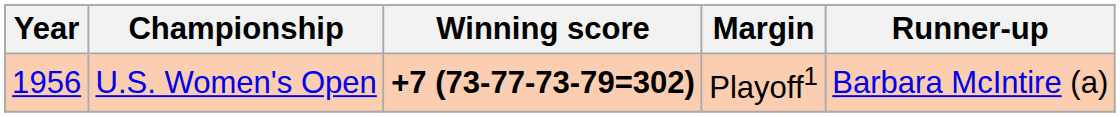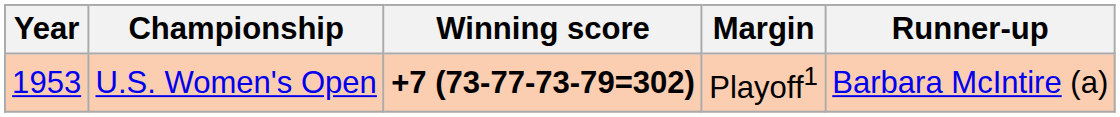(47, 82) 1956 -> (47, 82) 1953
